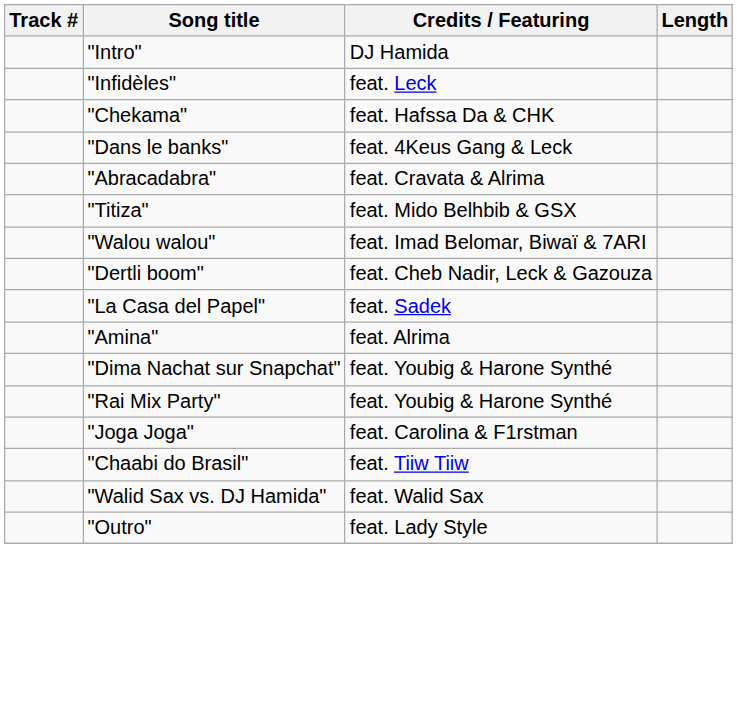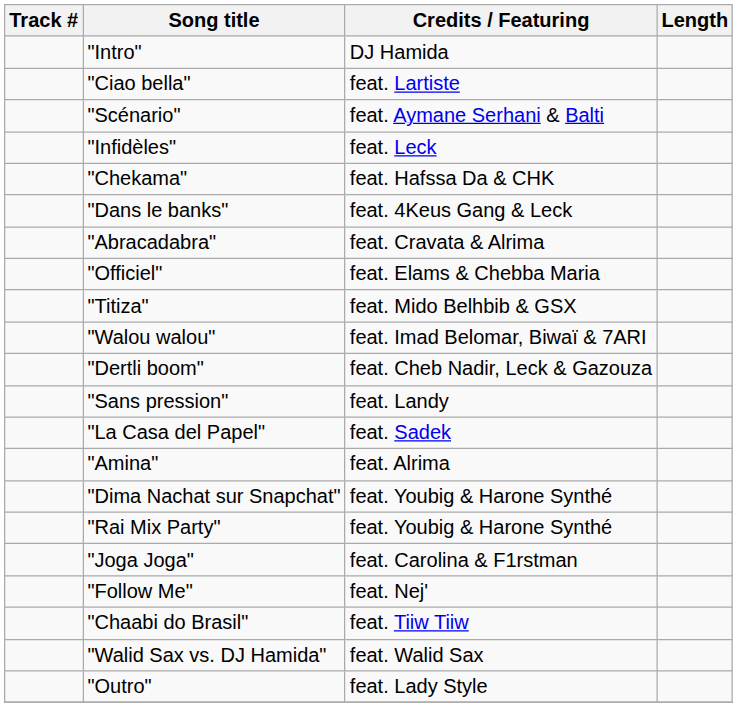+ row: (139, 83)
+ row: (134, 115)
+ row: (125, 274)
+ row: (158, 400)
+ row: (140, 591)
